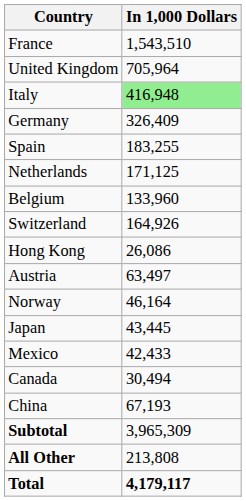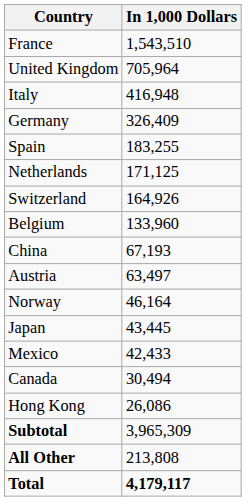(152, 95) lightgreen background -> (152, 95) no background
rows swapped: (47, 224) <-> (36, 198)
rows swapped: (28, 405) <-> (47, 250)
